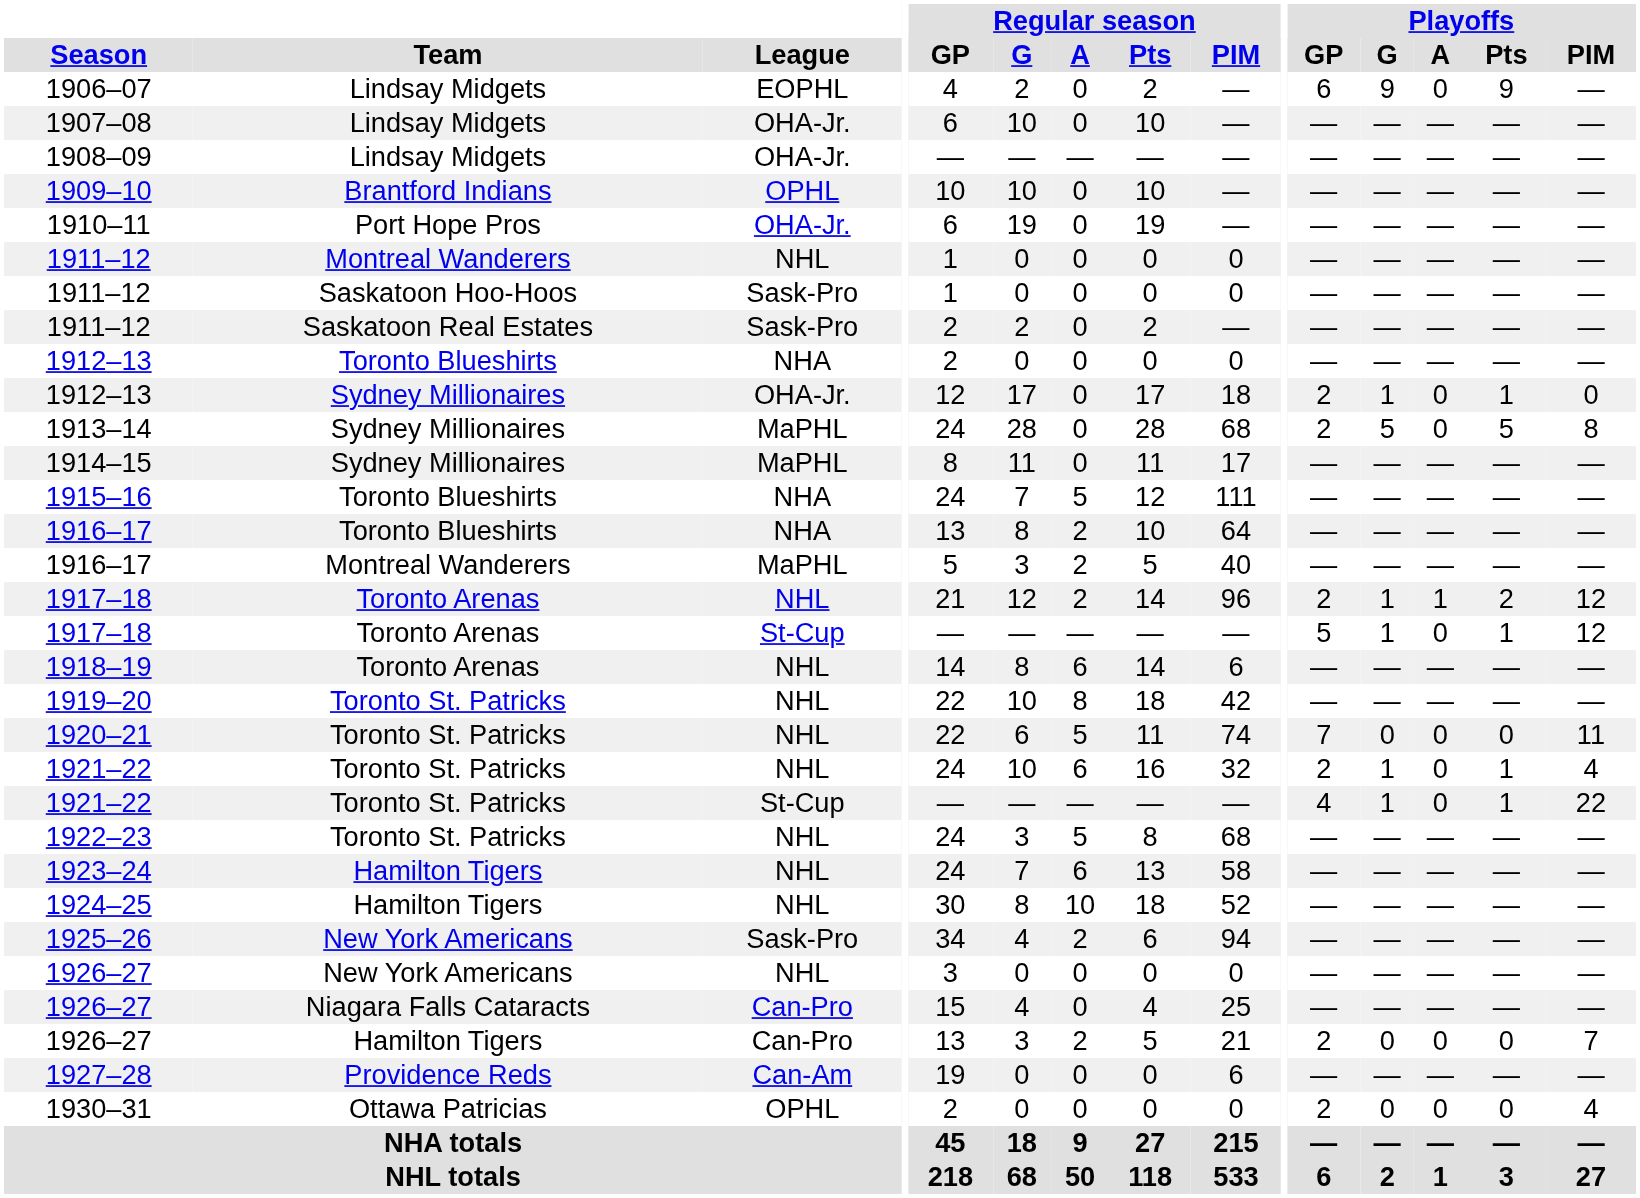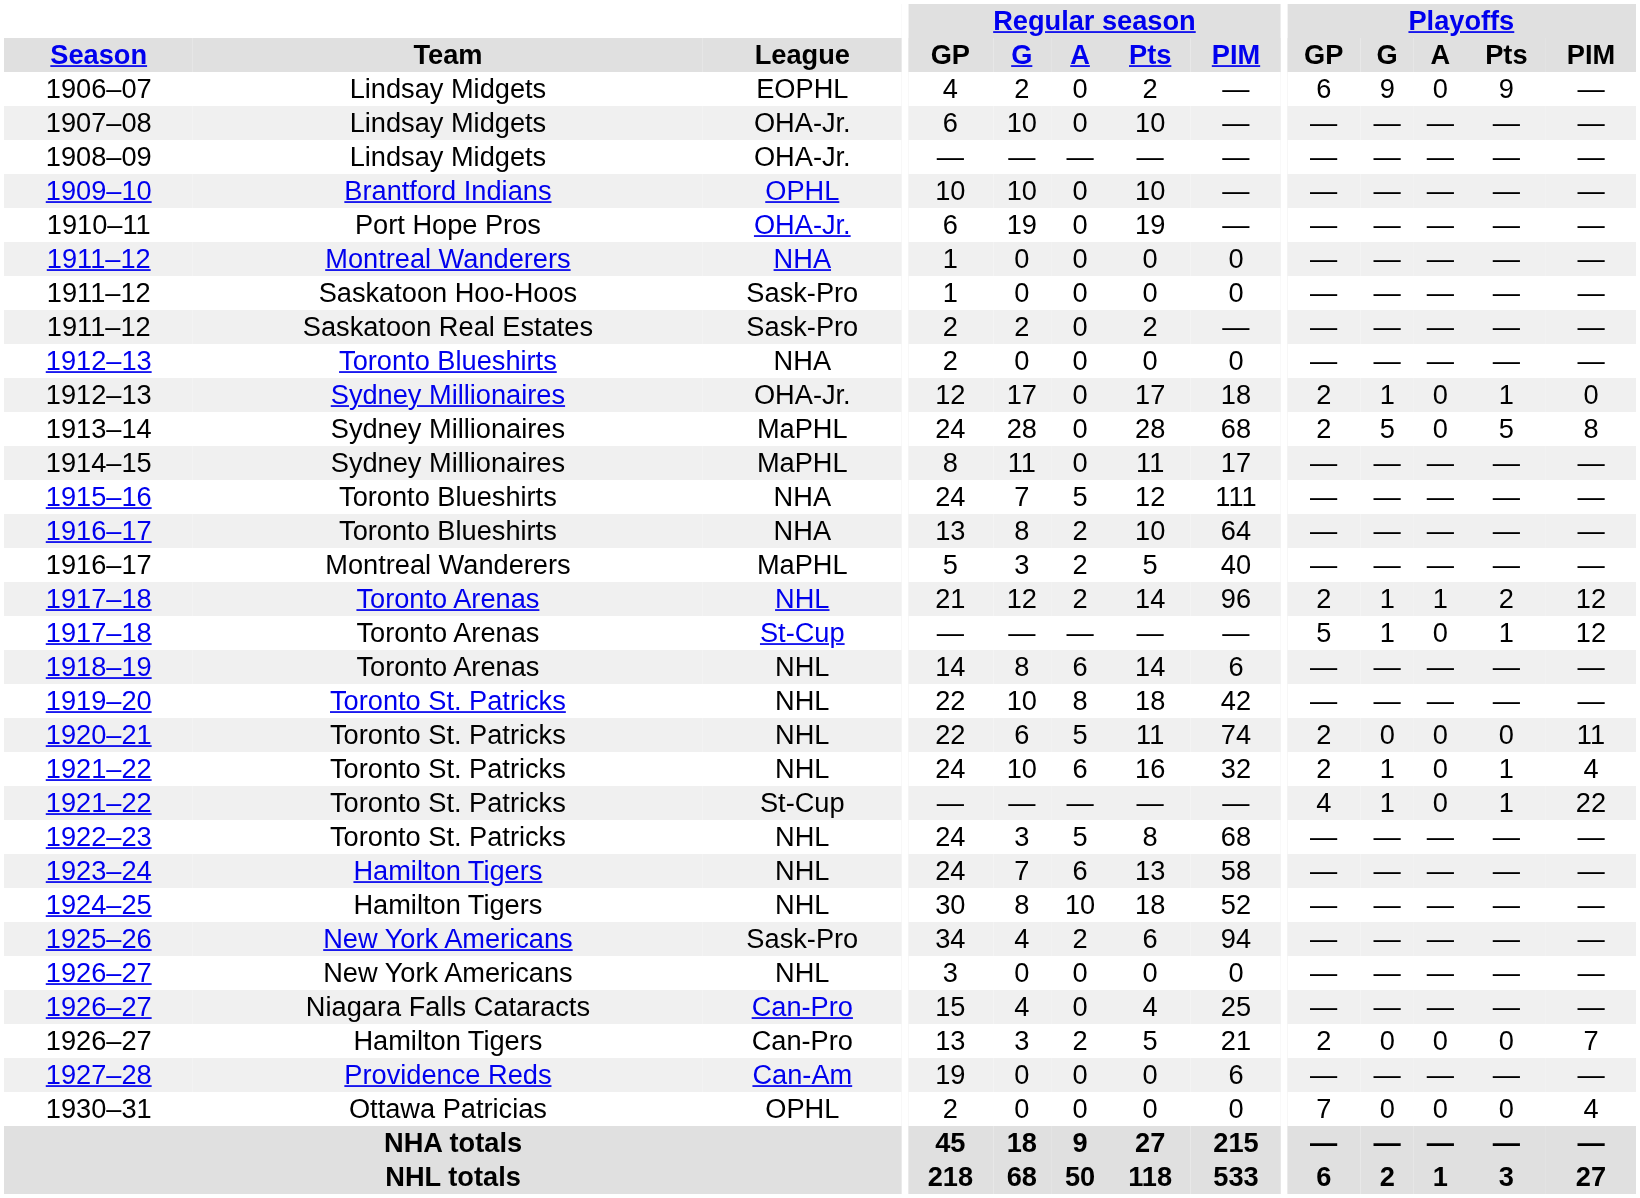(802, 258) NHL -> (802, 258) NHA
(1324, 734) 7 -> (1324, 734) 2
(1324, 1108) 2 -> (1324, 1108) 7
